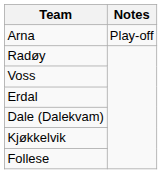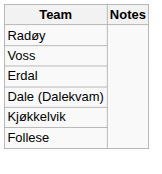- row: (21, 35)
